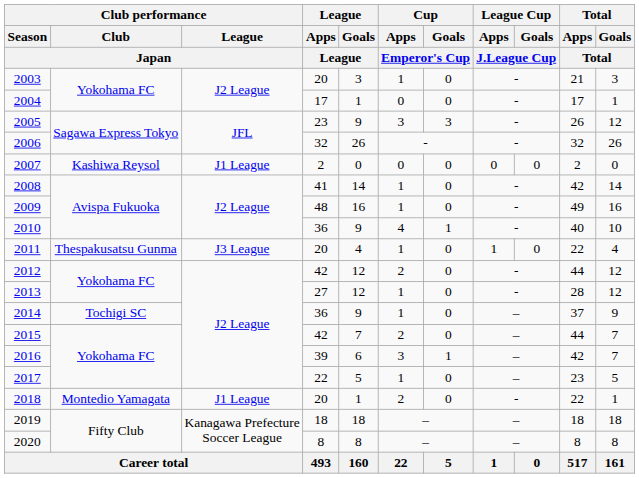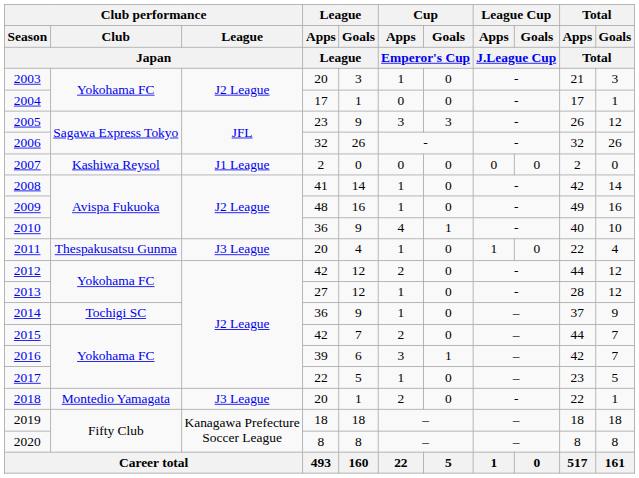(242, 398) J1 League -> (242, 398) J3 League
